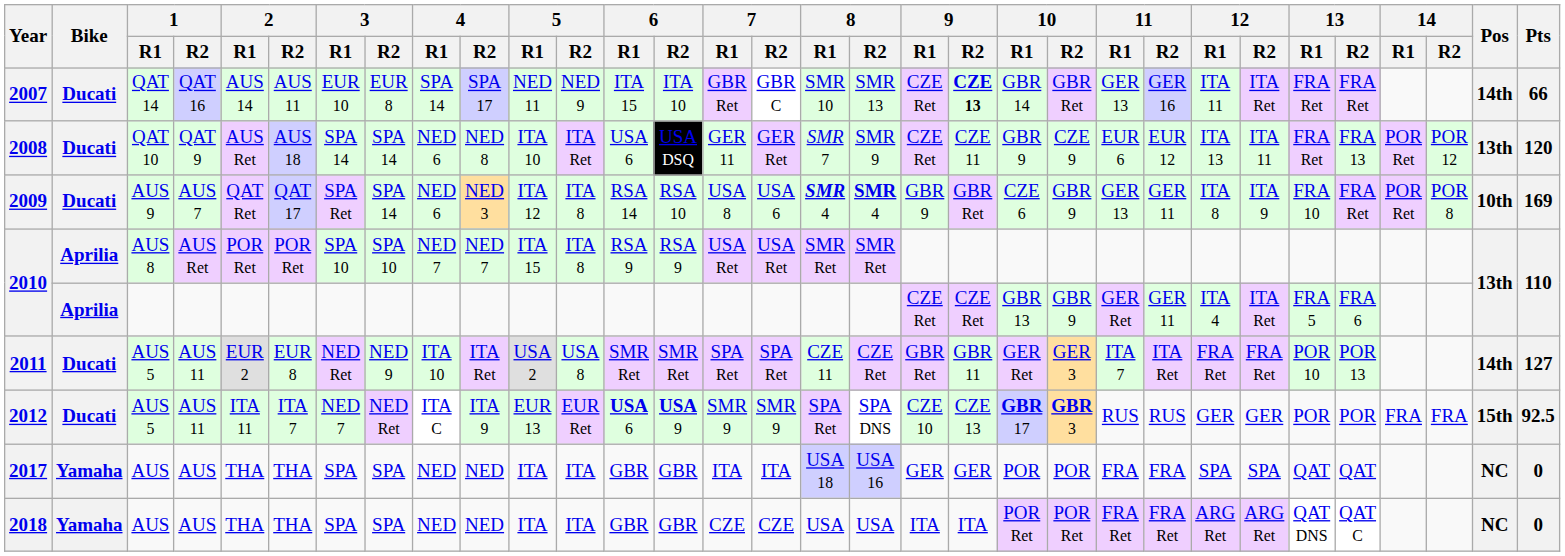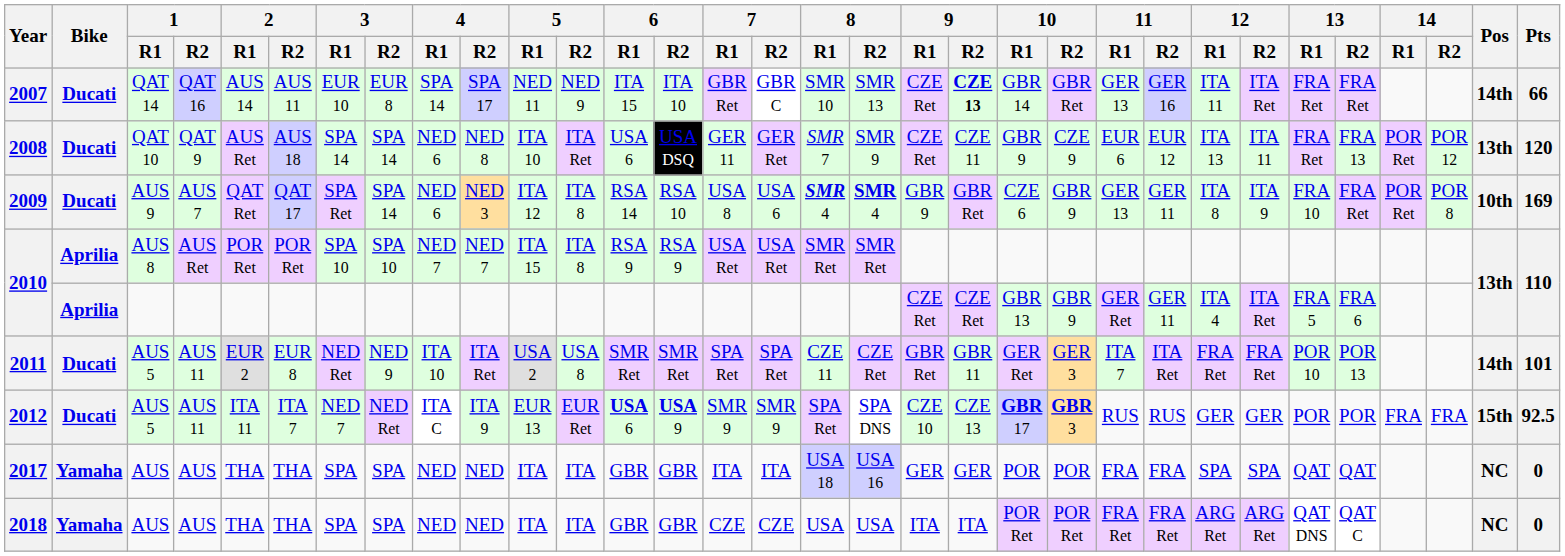(1538, 363) 127 -> (1538, 363) 101
